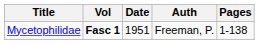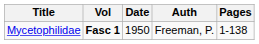(137, 30) 1951 -> (137, 30) 1950
